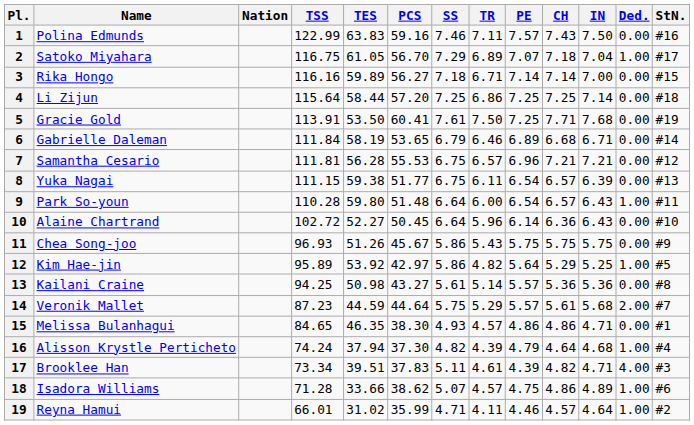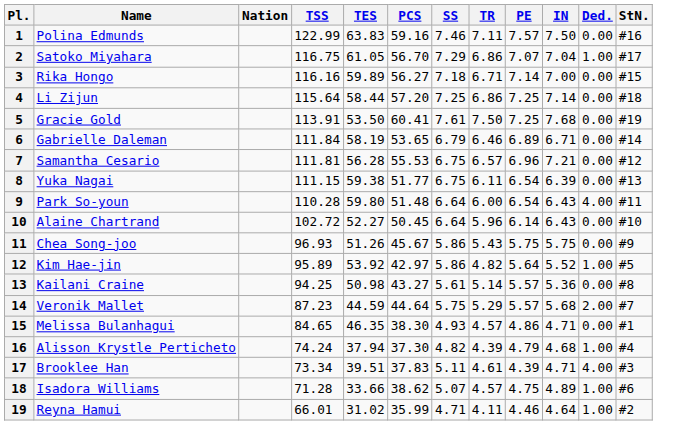- column: (561, 15)
(487, 56) 6.89 -> (487, 56) 6.86
(634, 202) 1.00 -> (597, 202) 4.00
(597, 264) 5.25 -> (561, 264) 5.52
